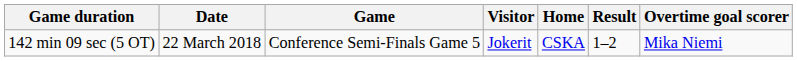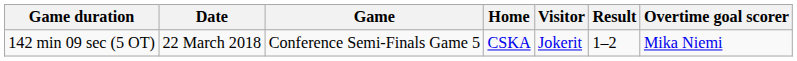columns swapped: (563, 17) <-> (511, 17)
